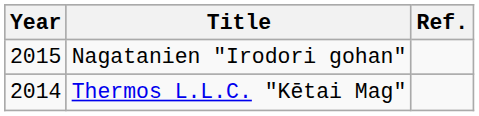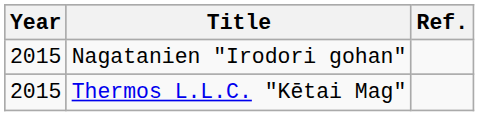(36, 92) 2014 -> (36, 92) 2015
